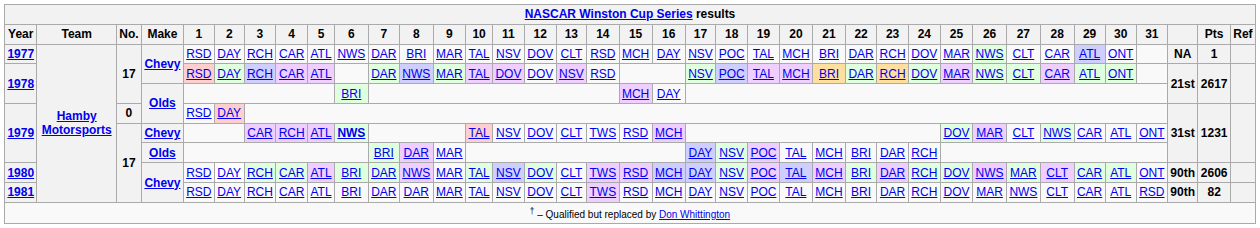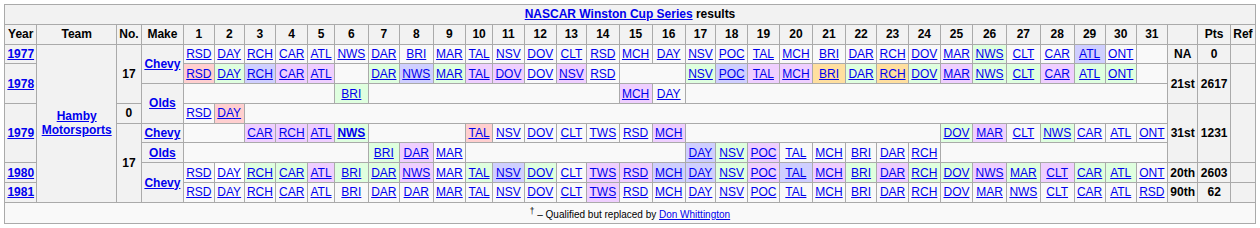(1214, 54) 1 -> (1214, 54) 0
(1183, 173) 90th -> (1183, 173) 20th
(1214, 173) 2606 -> (1214, 173) 2603
(1214, 192) 82 -> (1214, 192) 62
